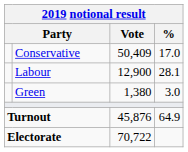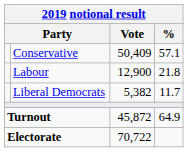(170, 53) 17.0 -> (170, 53) 57.1
(170, 72) 28.1 -> (170, 72) 21.8
+ row: (59, 92)
- row: (30, 92)
(135, 117) 45,876 -> (135, 117) 45,872
